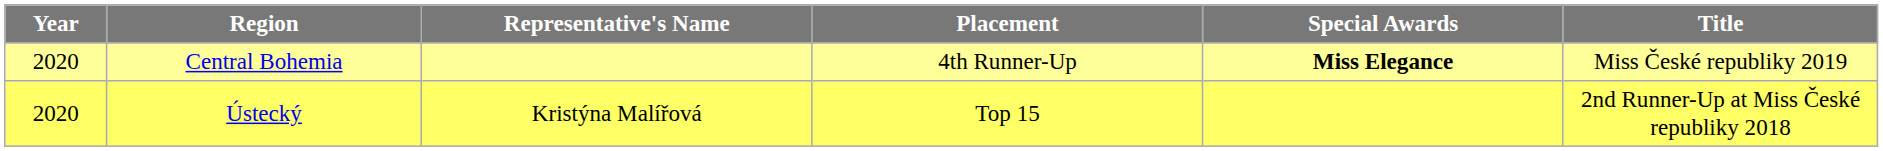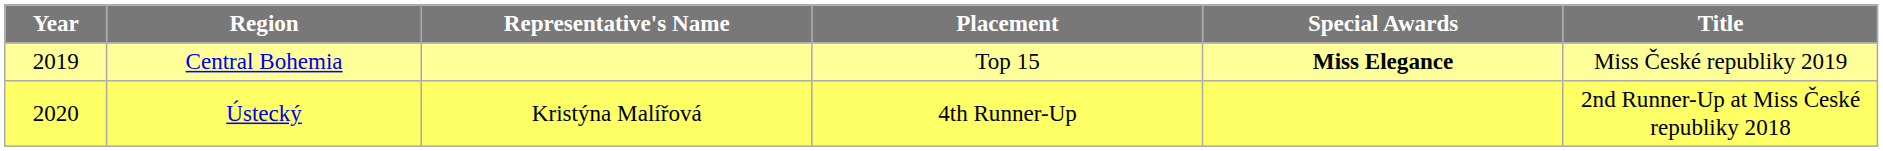(56, 61) 2020 -> (56, 61) 2019
(1008, 61) 4th Runner-Up -> (1008, 61) Top 15
(1008, 113) Top 15 -> (1008, 113) 4th Runner-Up
